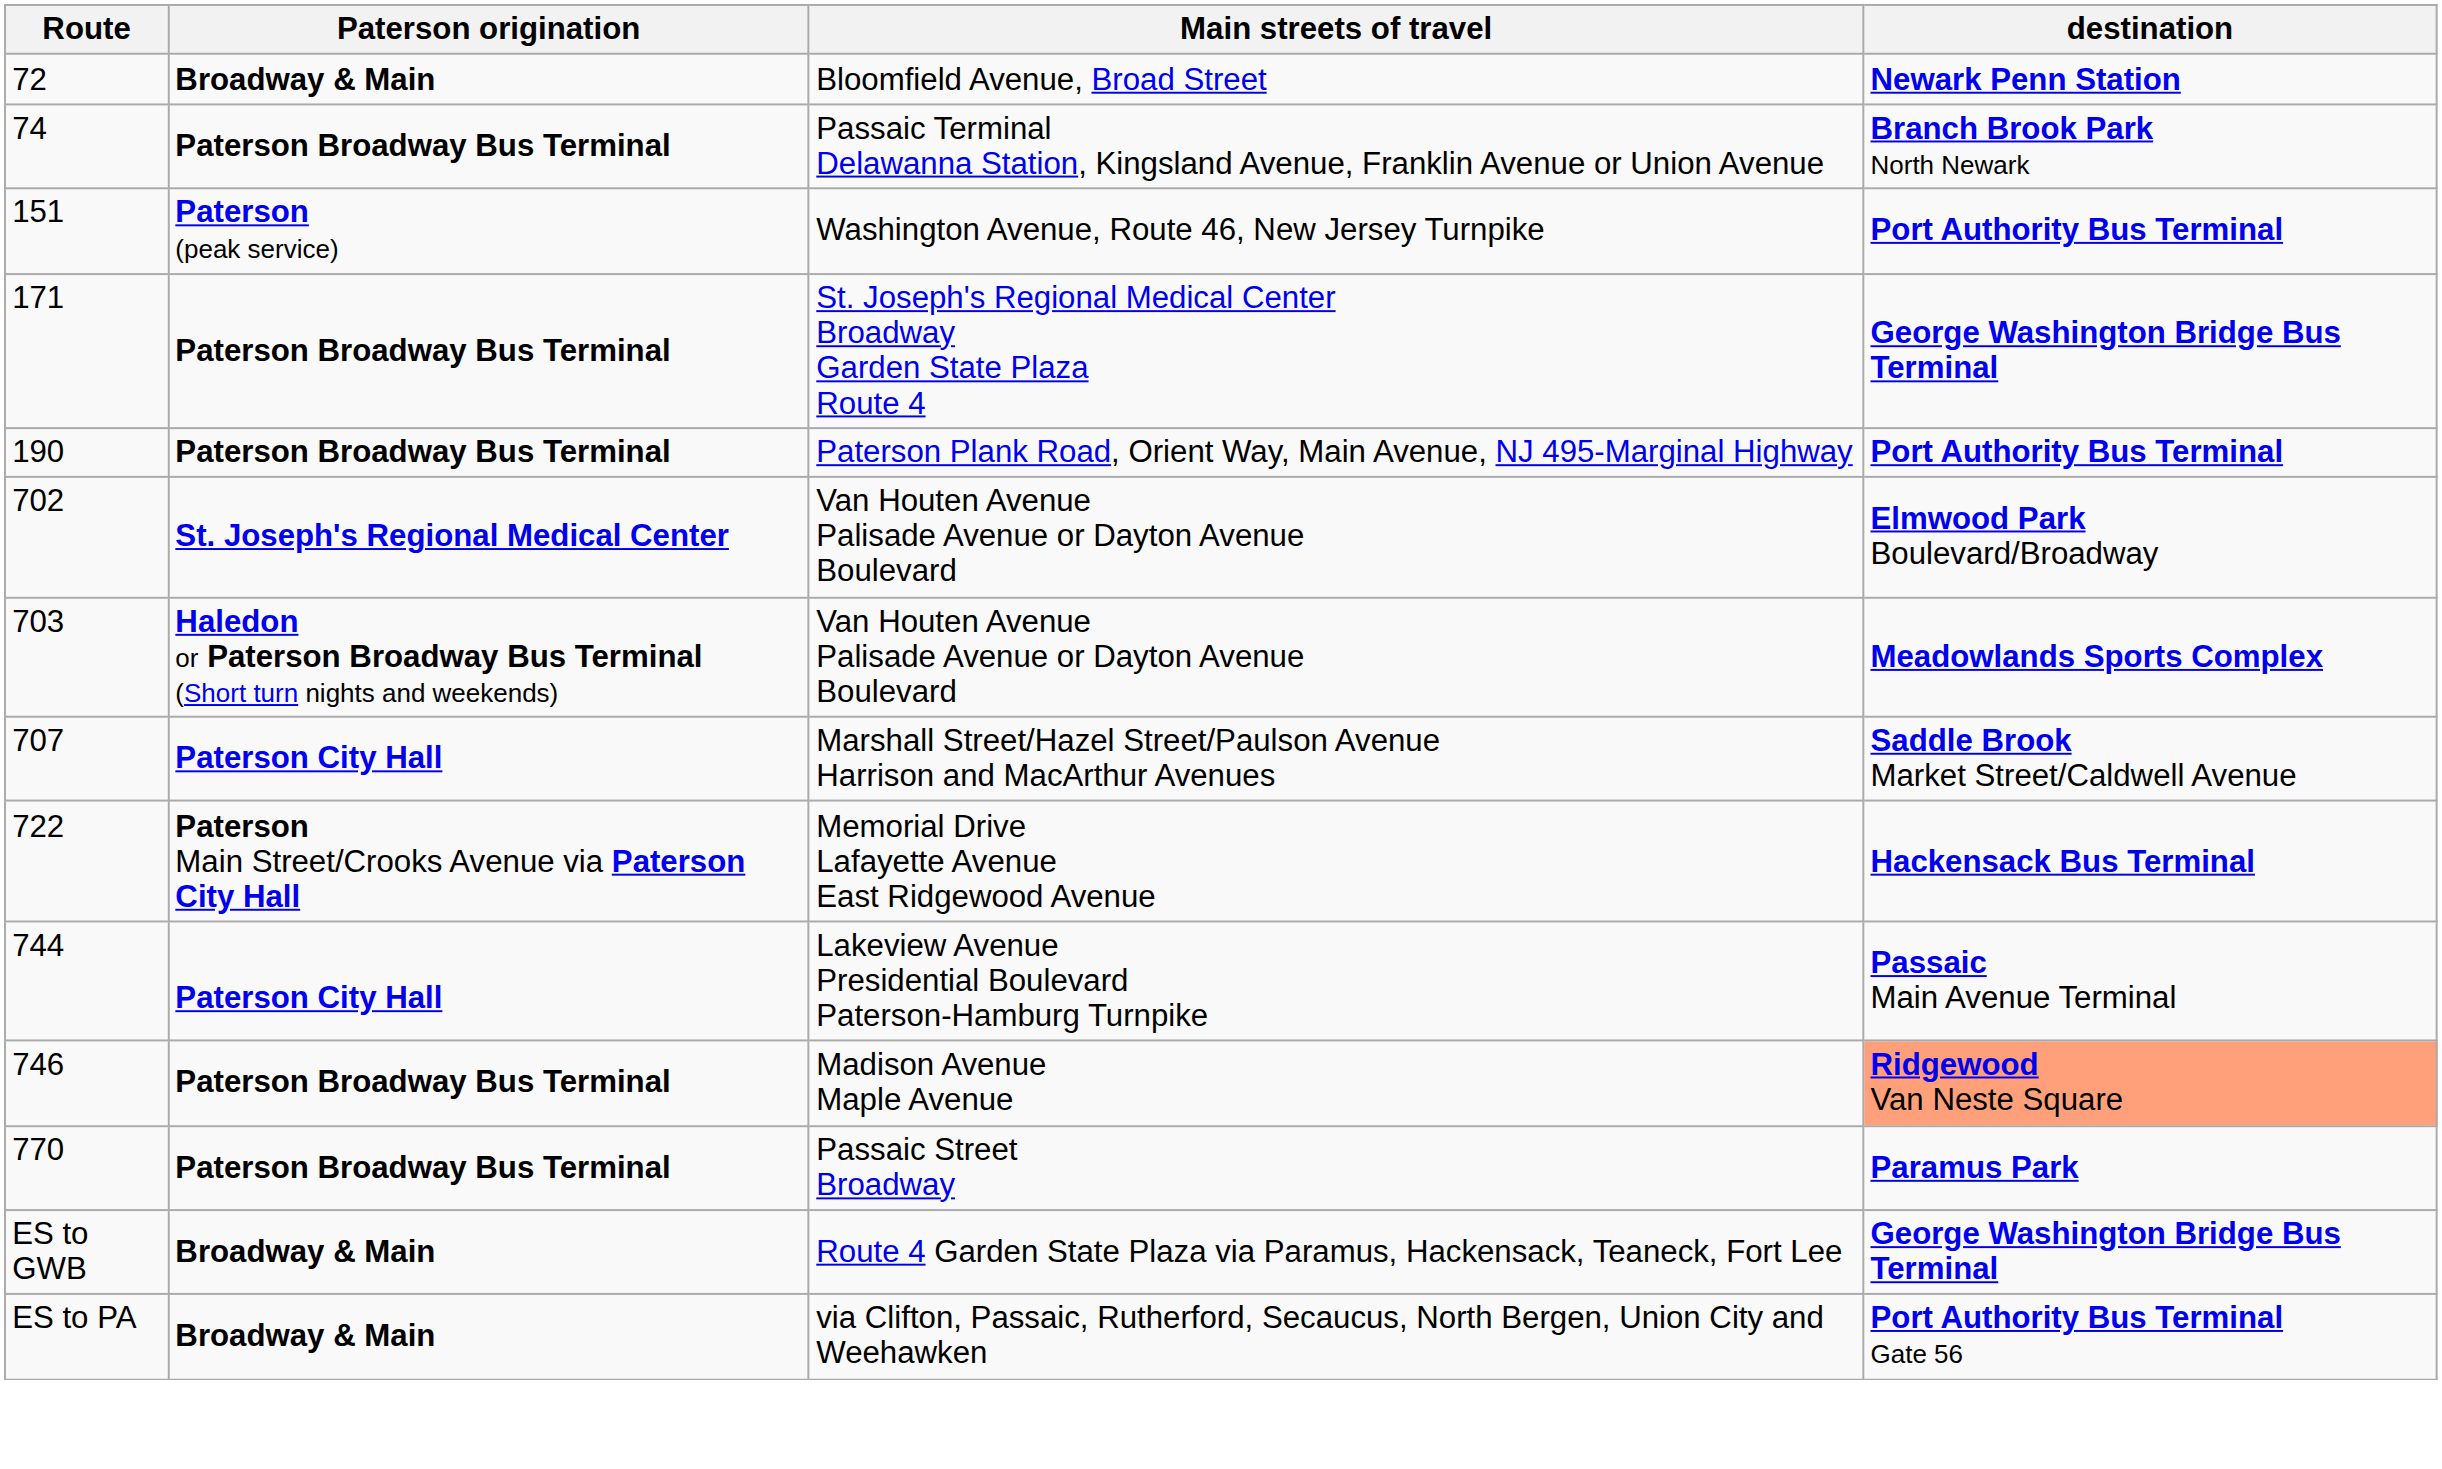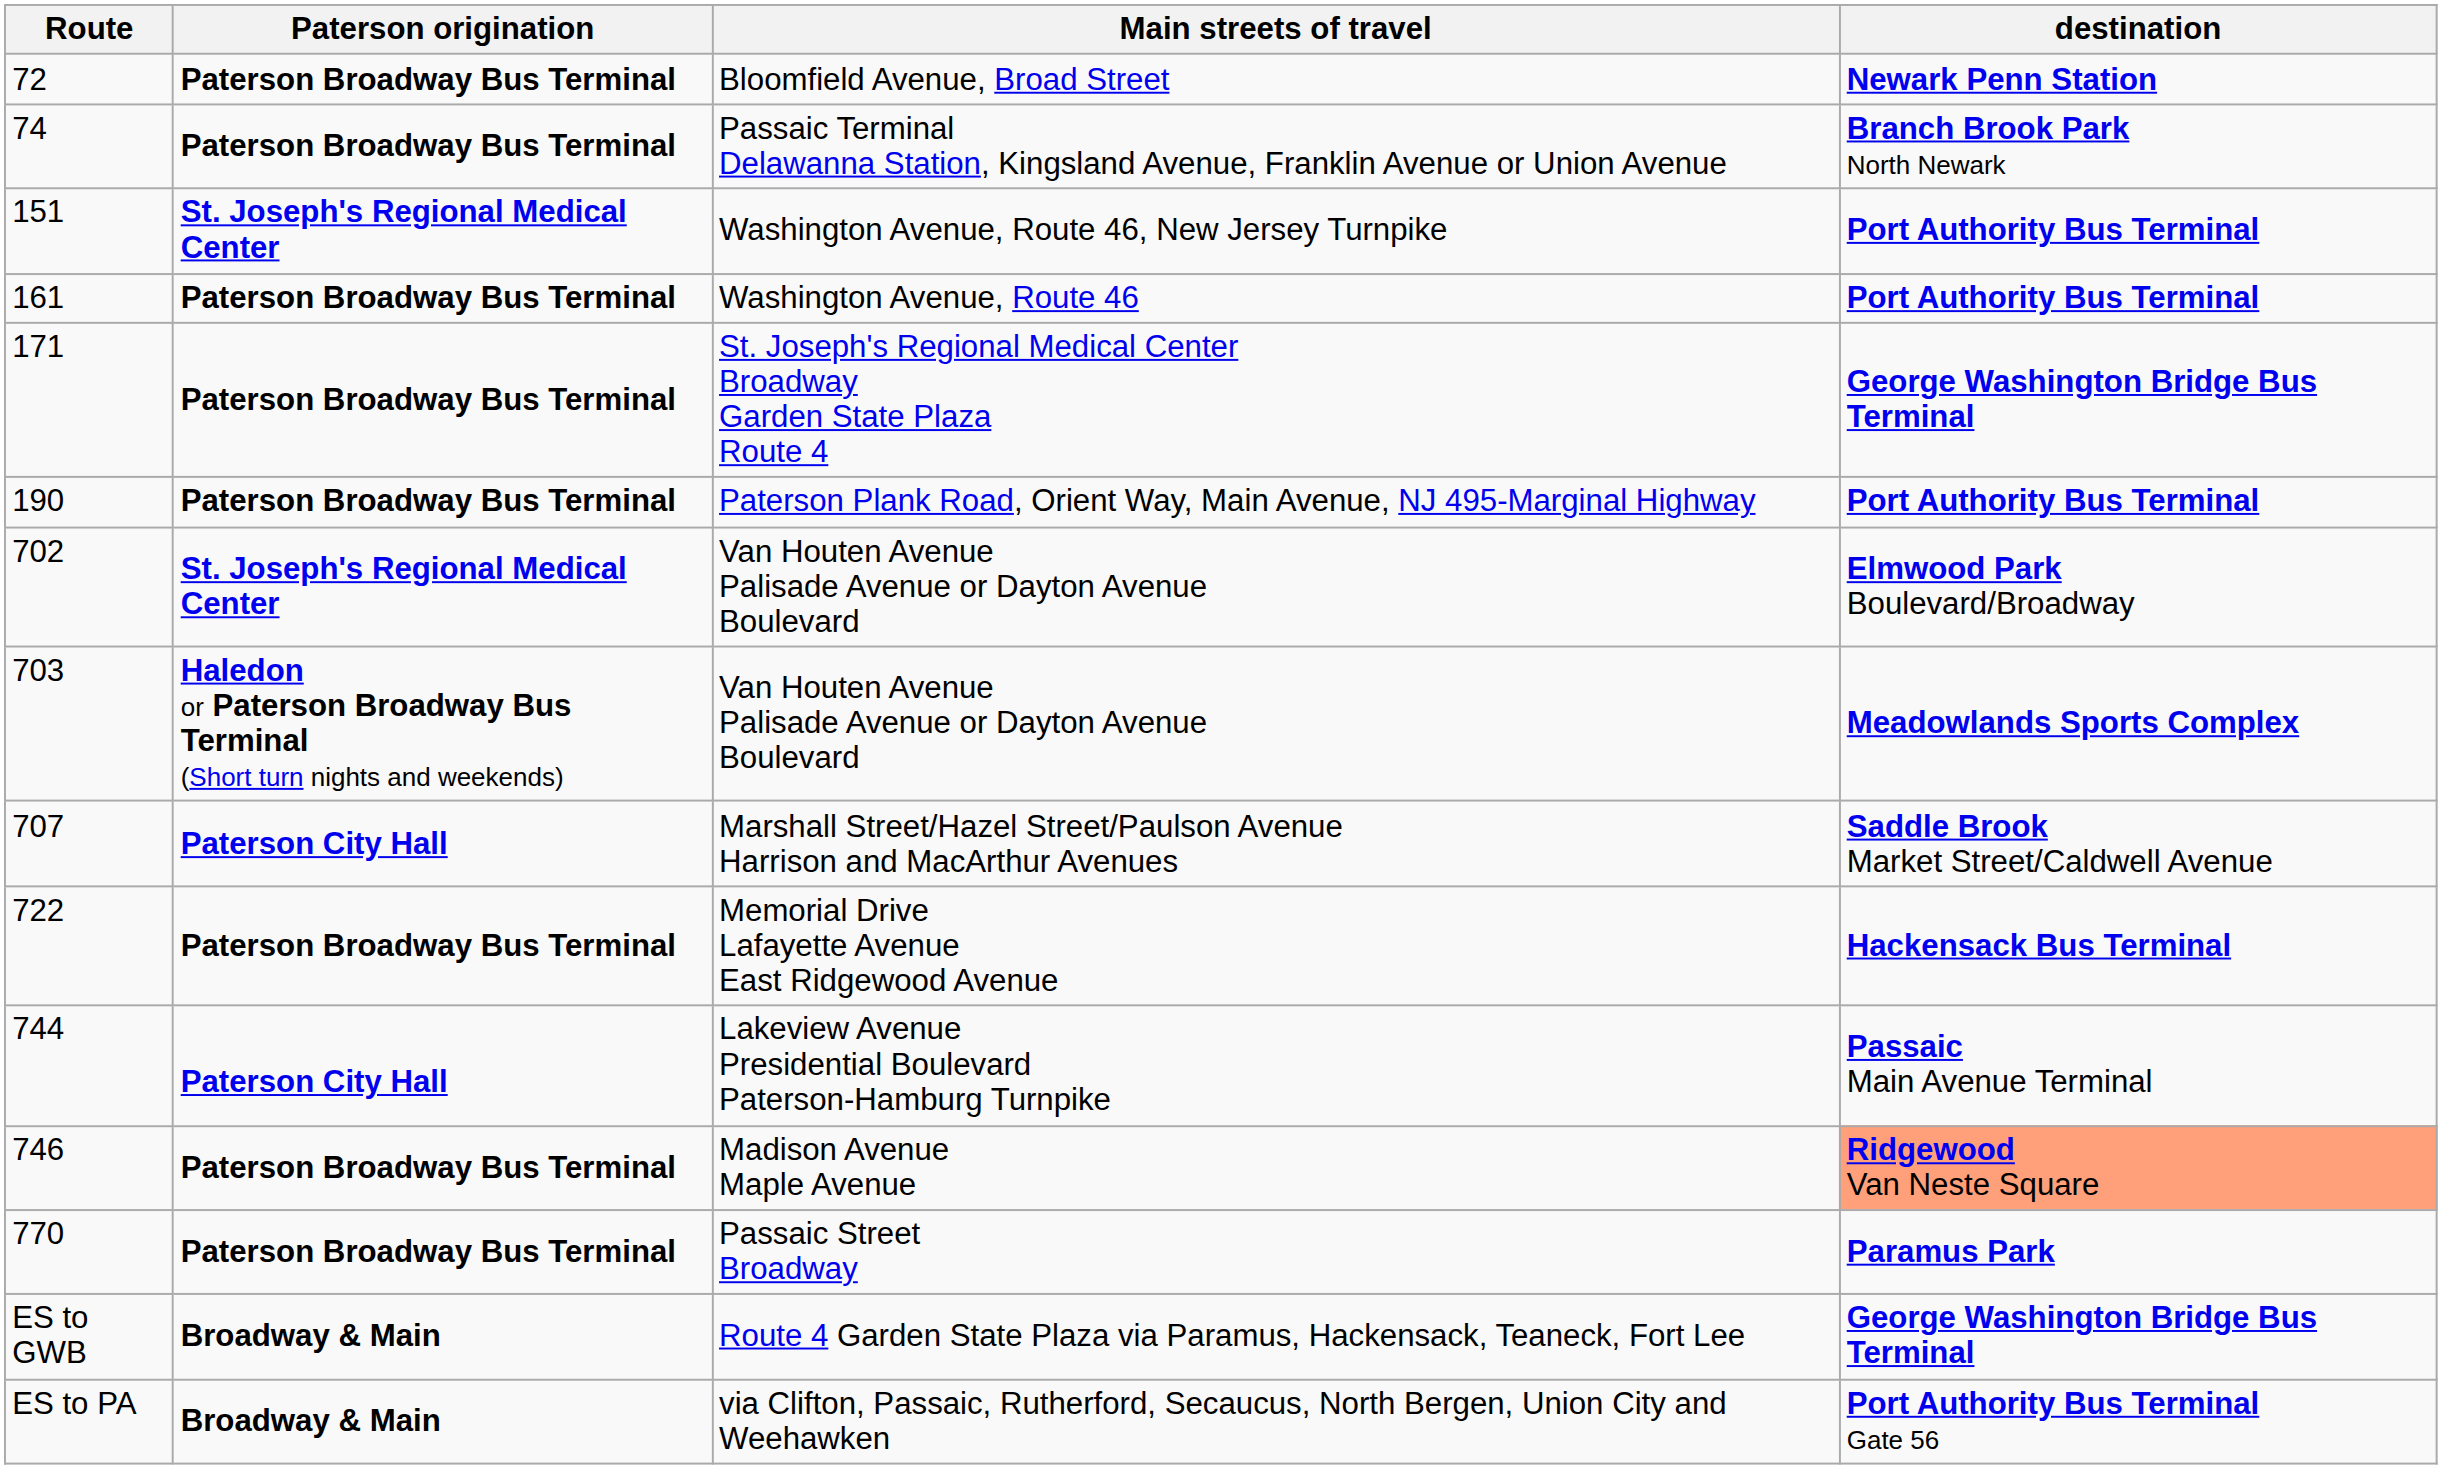(305, 78) Broadway & Main -> (428, 78) Paterson Broadway Bus Terminal
(257, 230) Paterson (peak service) -> (404, 230) St. Joseph's Regional Medical Center
+ row: (89, 298)
(460, 860) Paterson Main Street/Crooks Avenue via Paterson City Hall -> (428, 945) Paterson Broadway Bus Terminal
